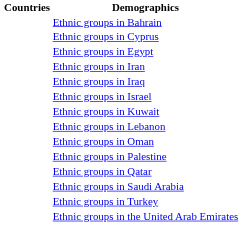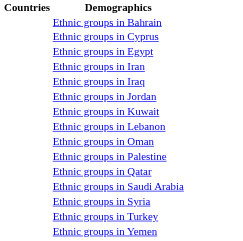- row: (102, 97)
+ row: (105, 97)
+ row: (102, 201)
- row: (145, 216)
+ row: (105, 231)
